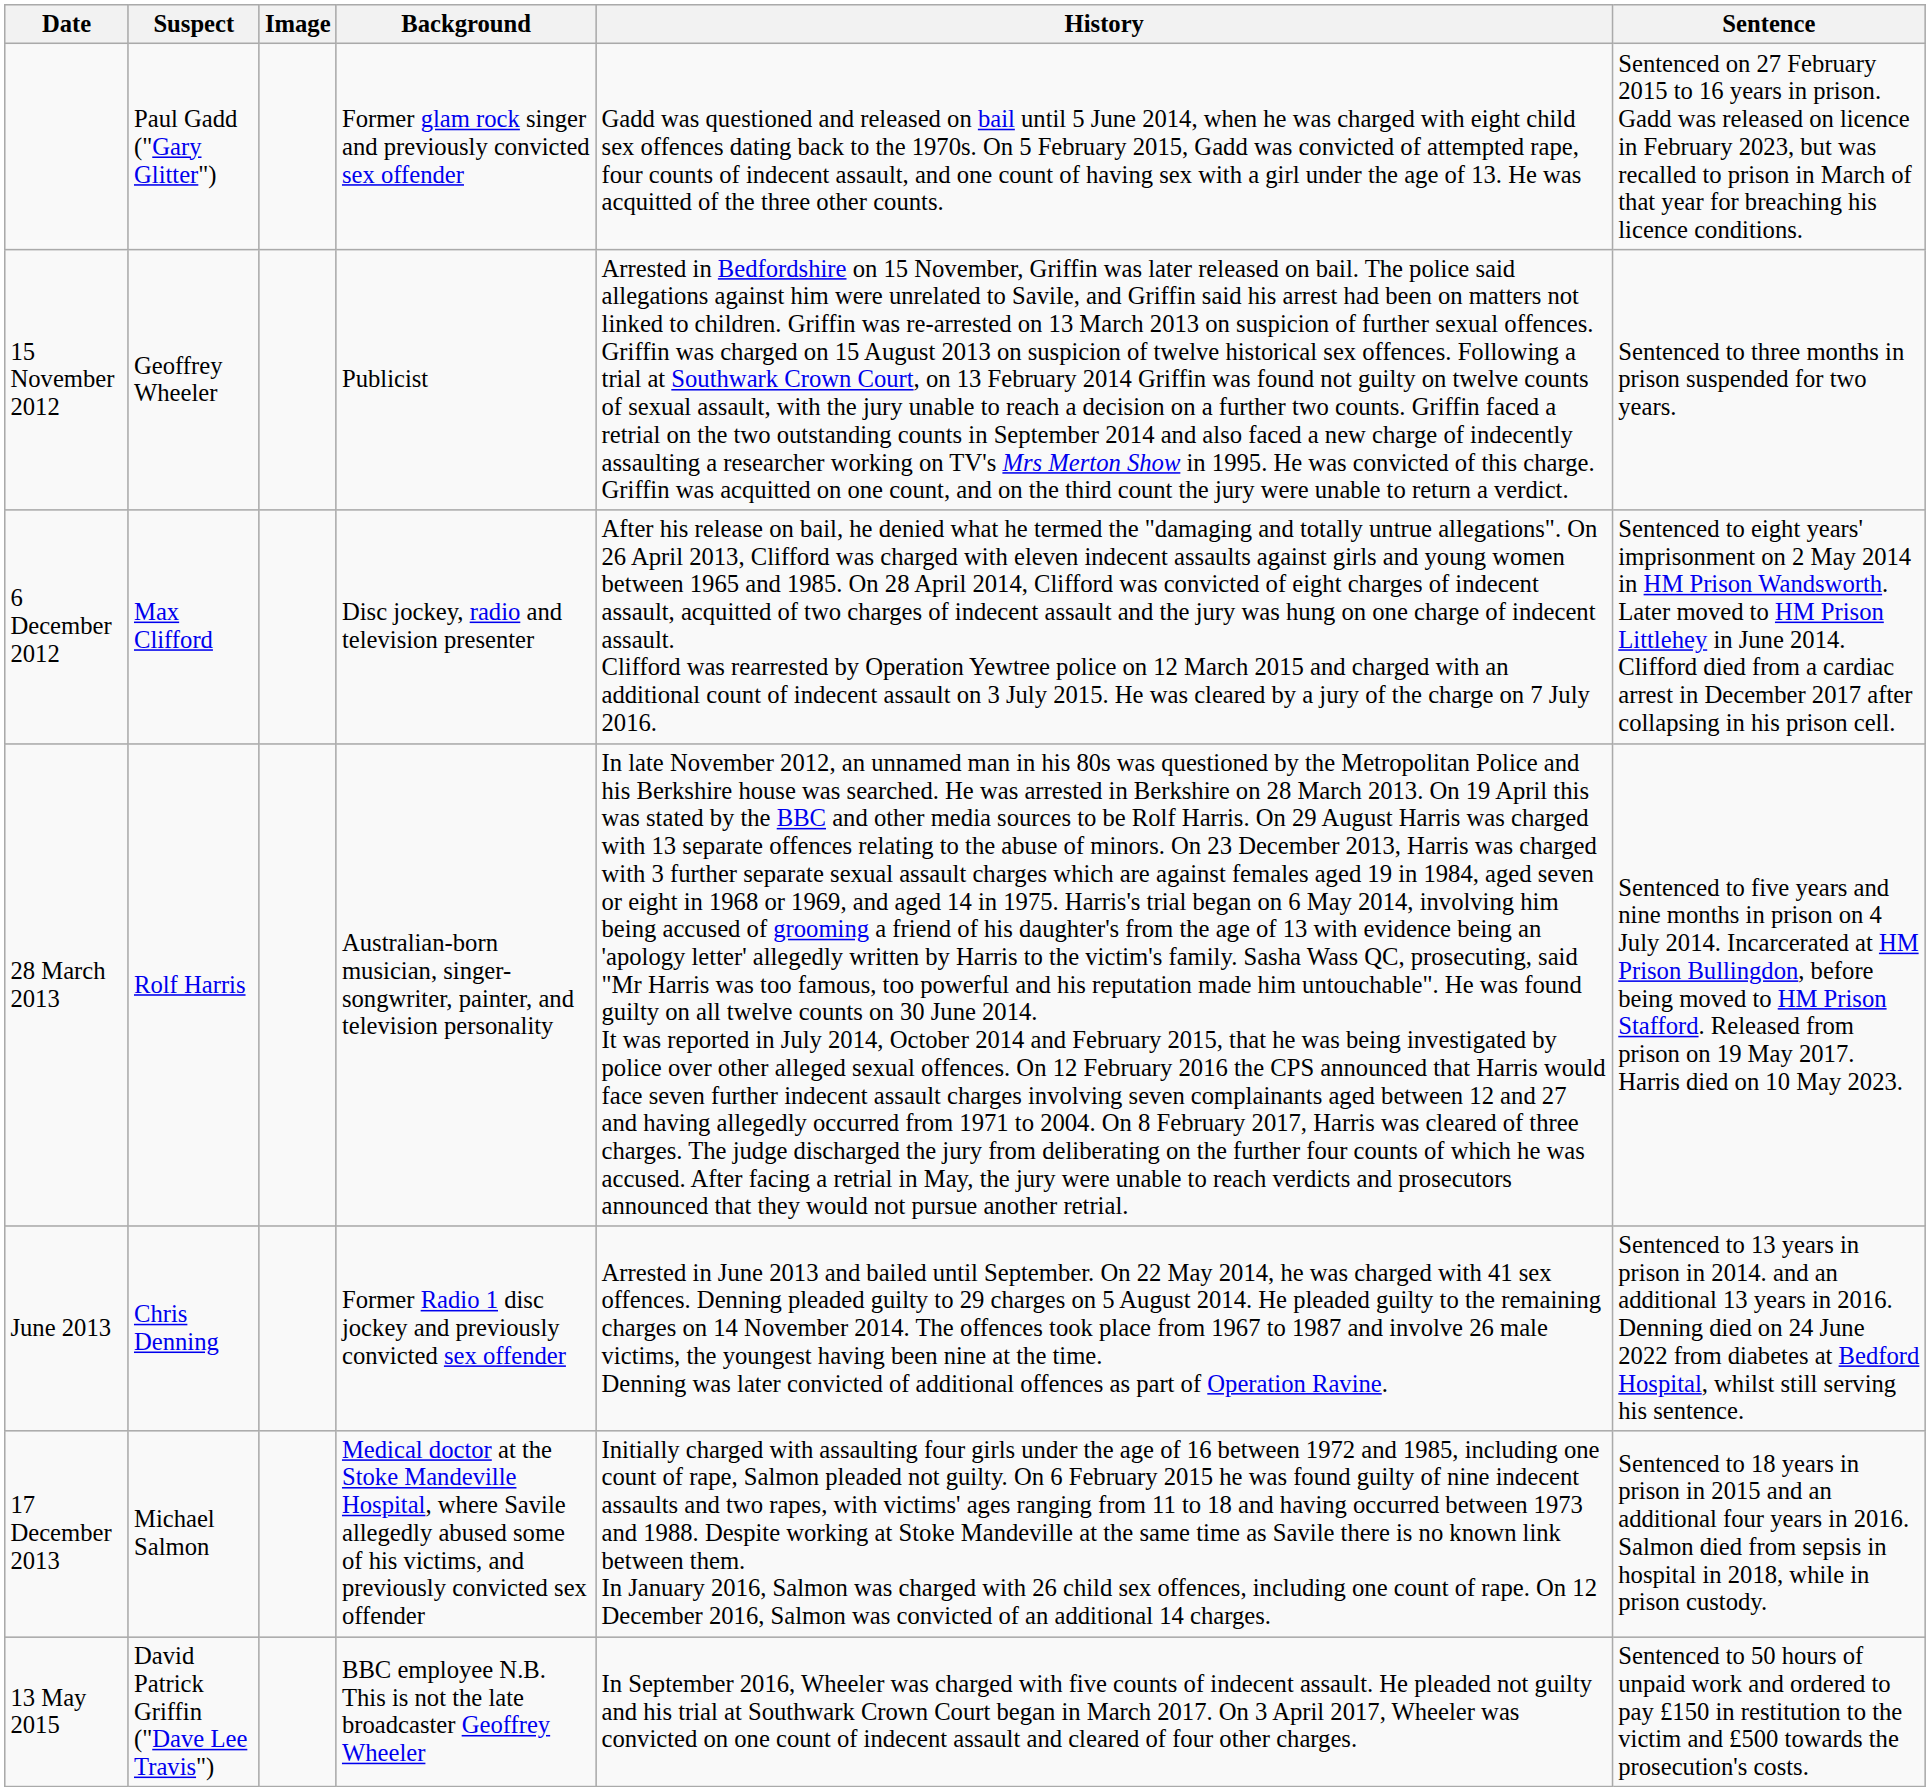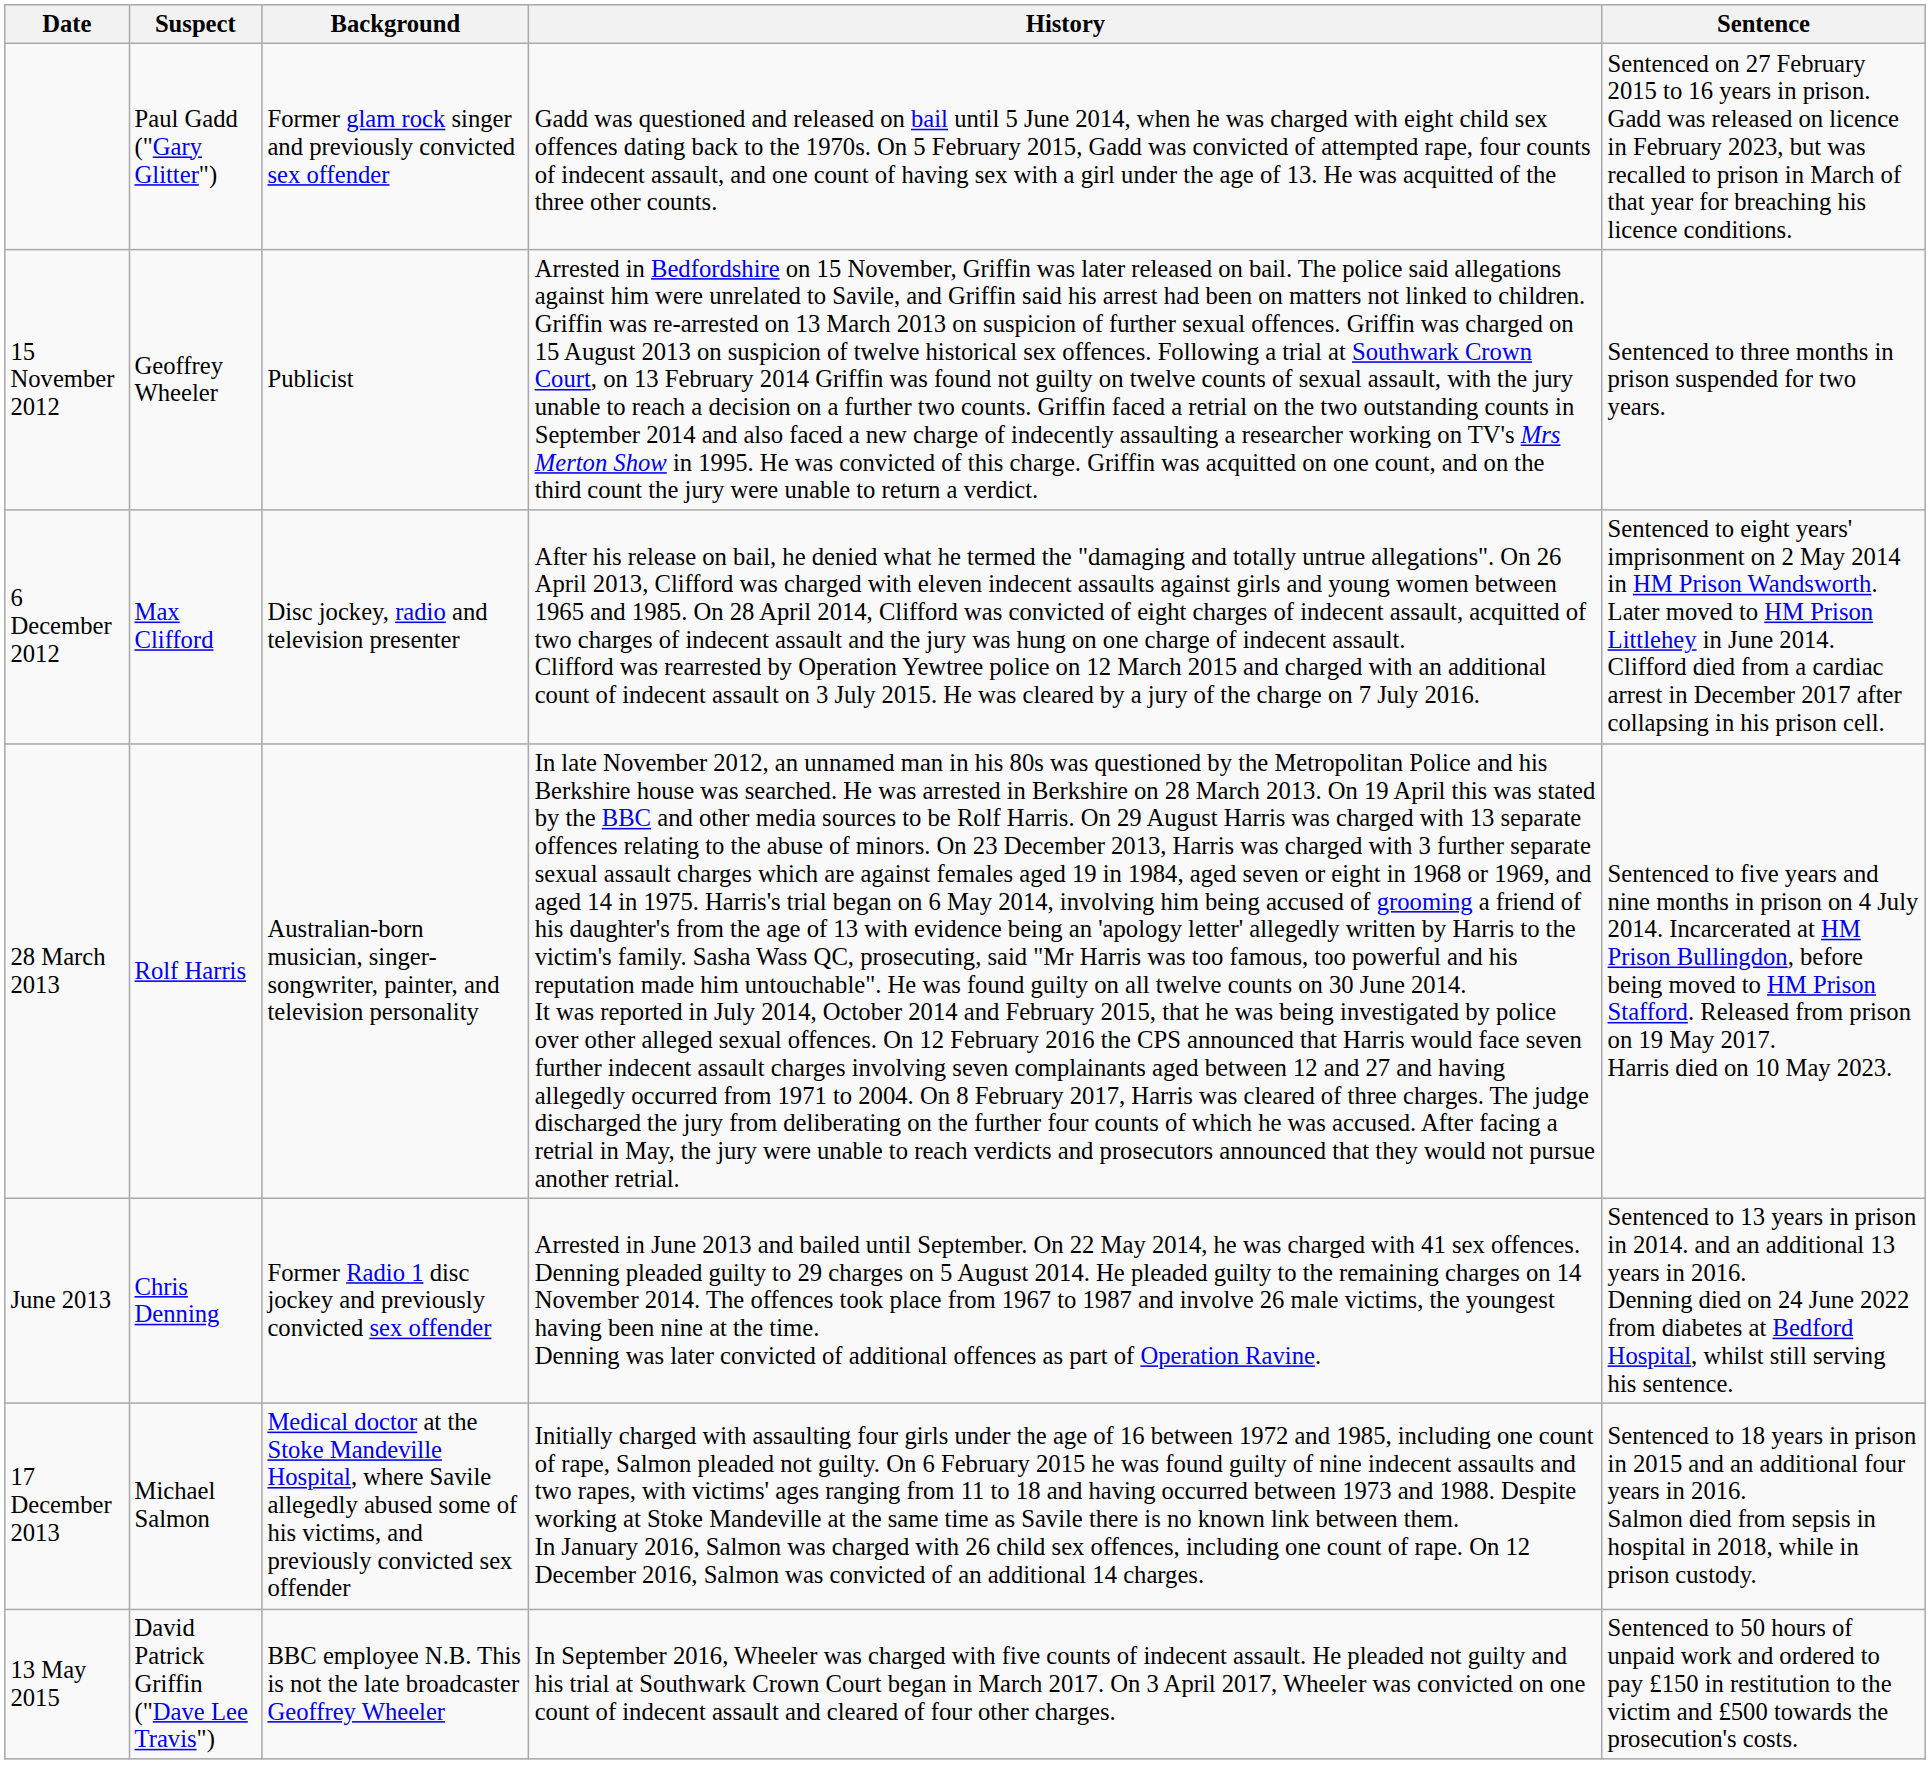- column: (298, 24)
